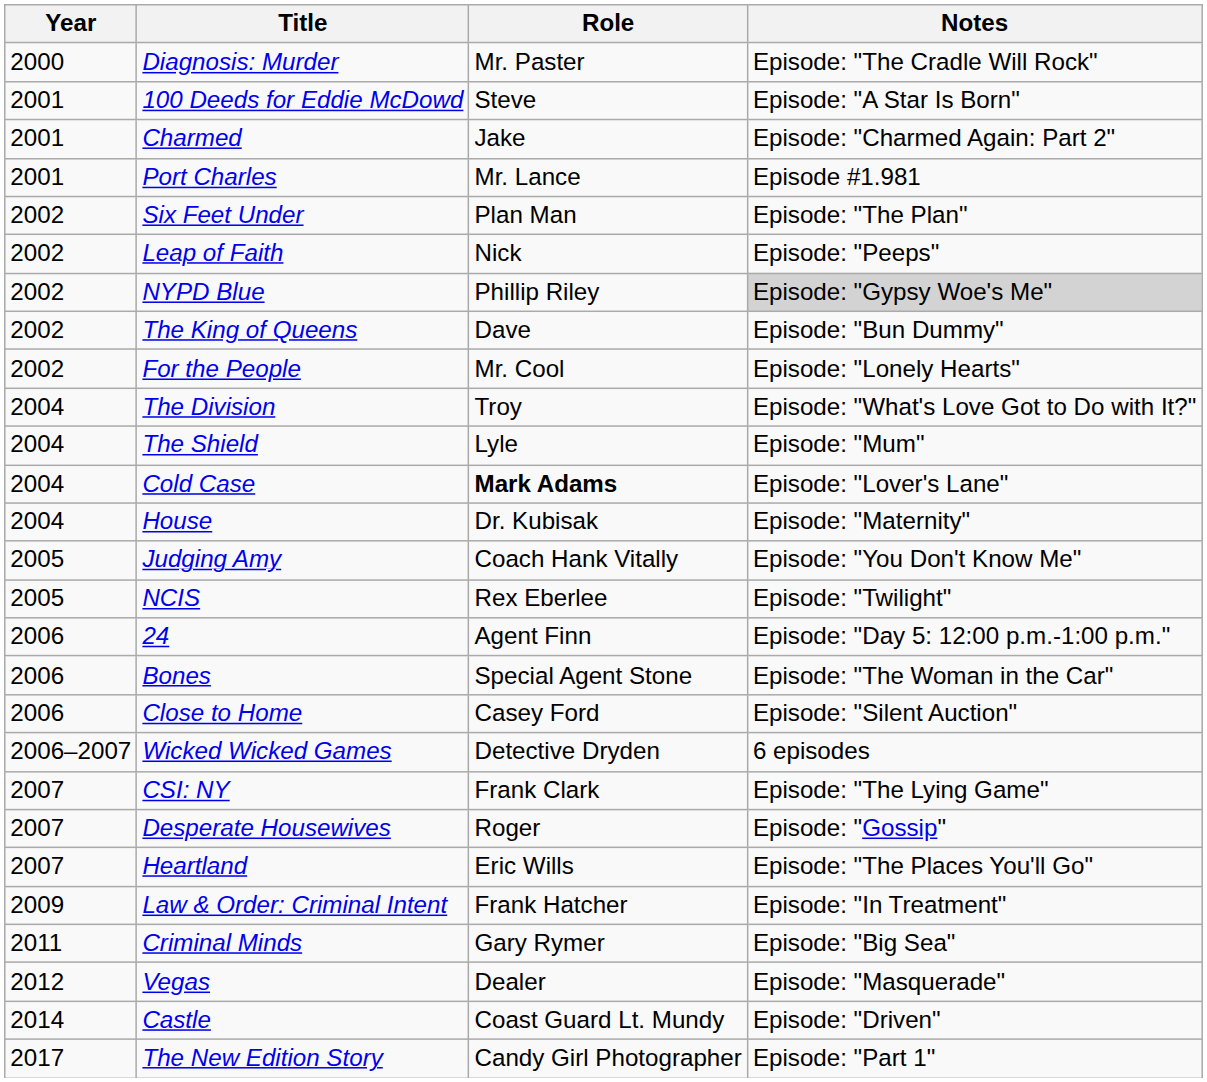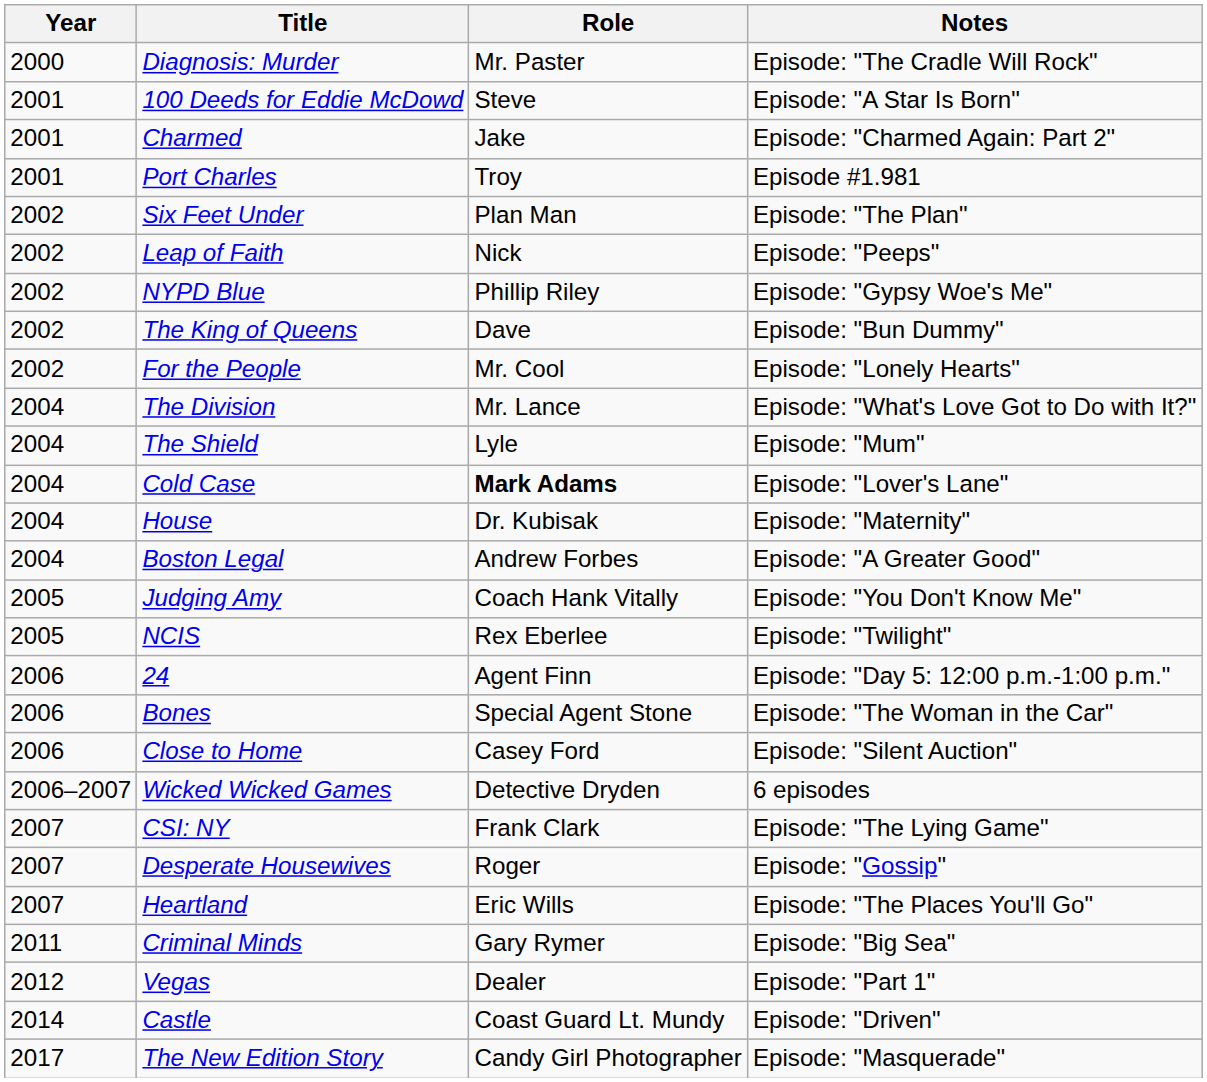(528, 176) Mr. Lance -> (498, 176) Troy
(903, 291) lightgrey background -> (903, 291) no background
(498, 406) Troy -> (528, 406) Mr. Lance
+ row: (213, 560)
- row: (295, 904)
(879, 981) Episode: "Masquerade" -> (844, 981) Episode: "Part 1"
(844, 1058) Episode: "Part 1" -> (879, 1058) Episode: "Masquerade"
